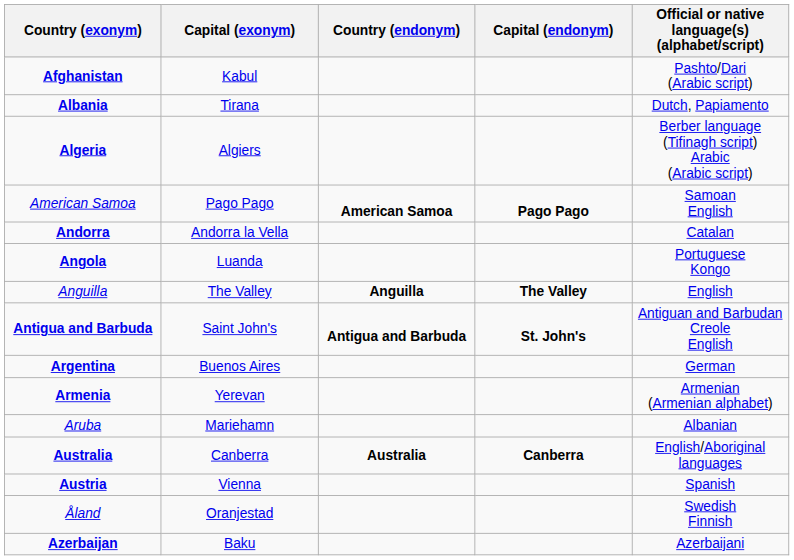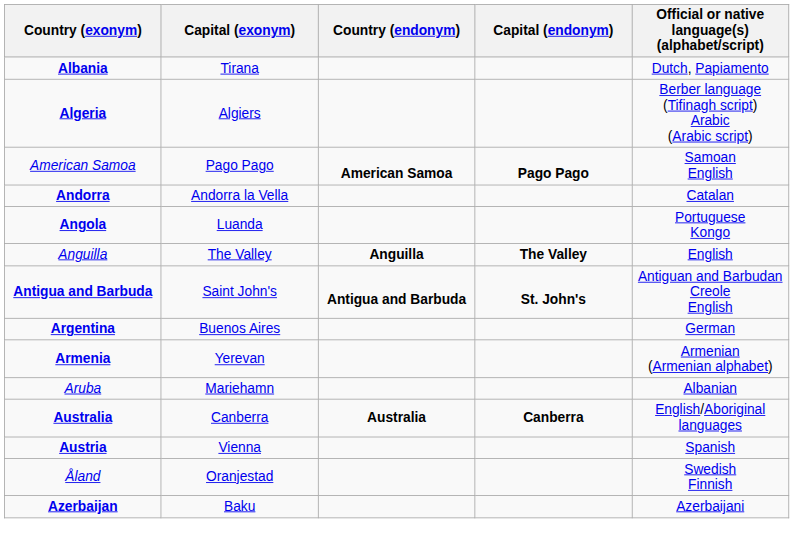- row: (83, 75)
